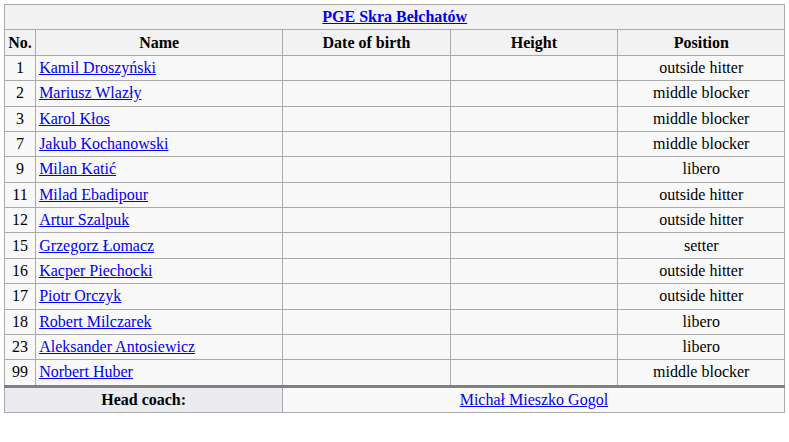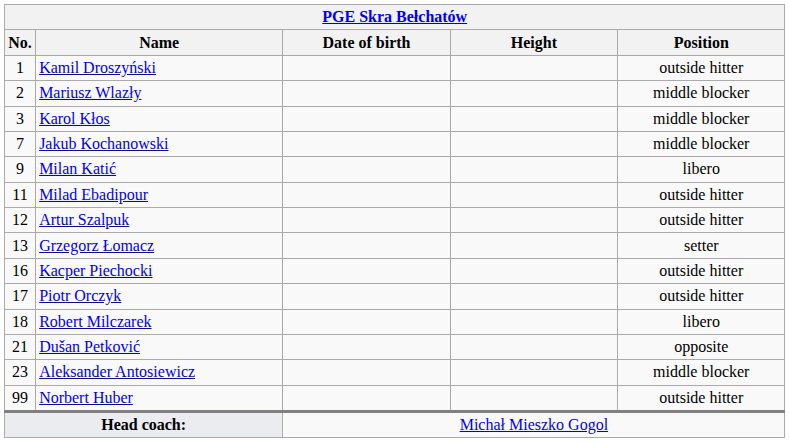(20, 245) 15 -> (20, 245) 13
+ row: (90, 347)
(701, 347) libero -> (701, 372) middle blocker
(701, 372) middle blocker -> (701, 397) outside hitter
